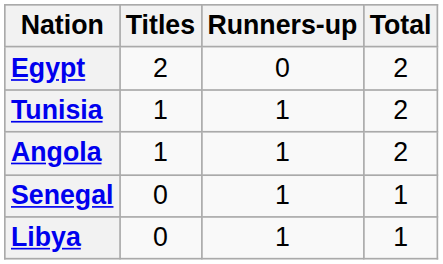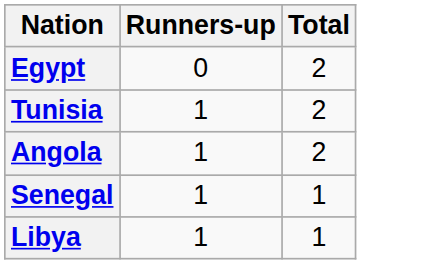- column: (160, 25)
